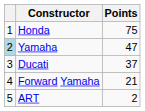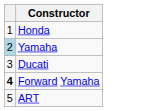- column: (121, 13)
(10, 81) normal -> (10, 81) bold
